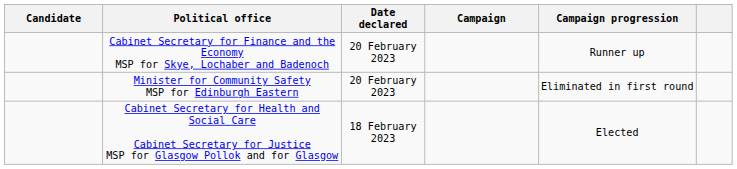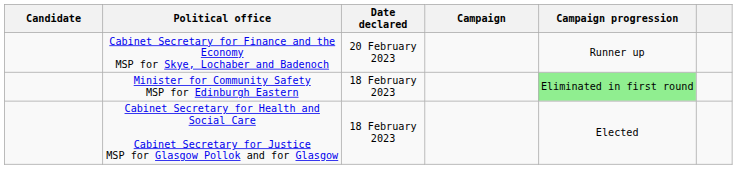(383, 87) 20 February 2023 -> (383, 87) 18 February 2023
(617, 87) no background -> (617, 87) lightgreen background
